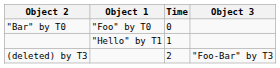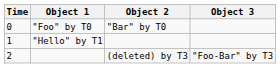columns swapped: (177, 12) <-> (47, 12)
